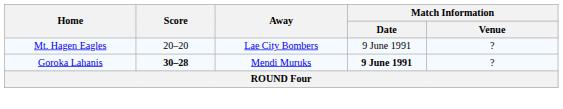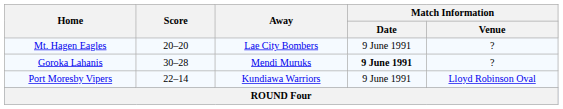(176, 63) bold -> (176, 63) normal
+ row: (70, 79)
